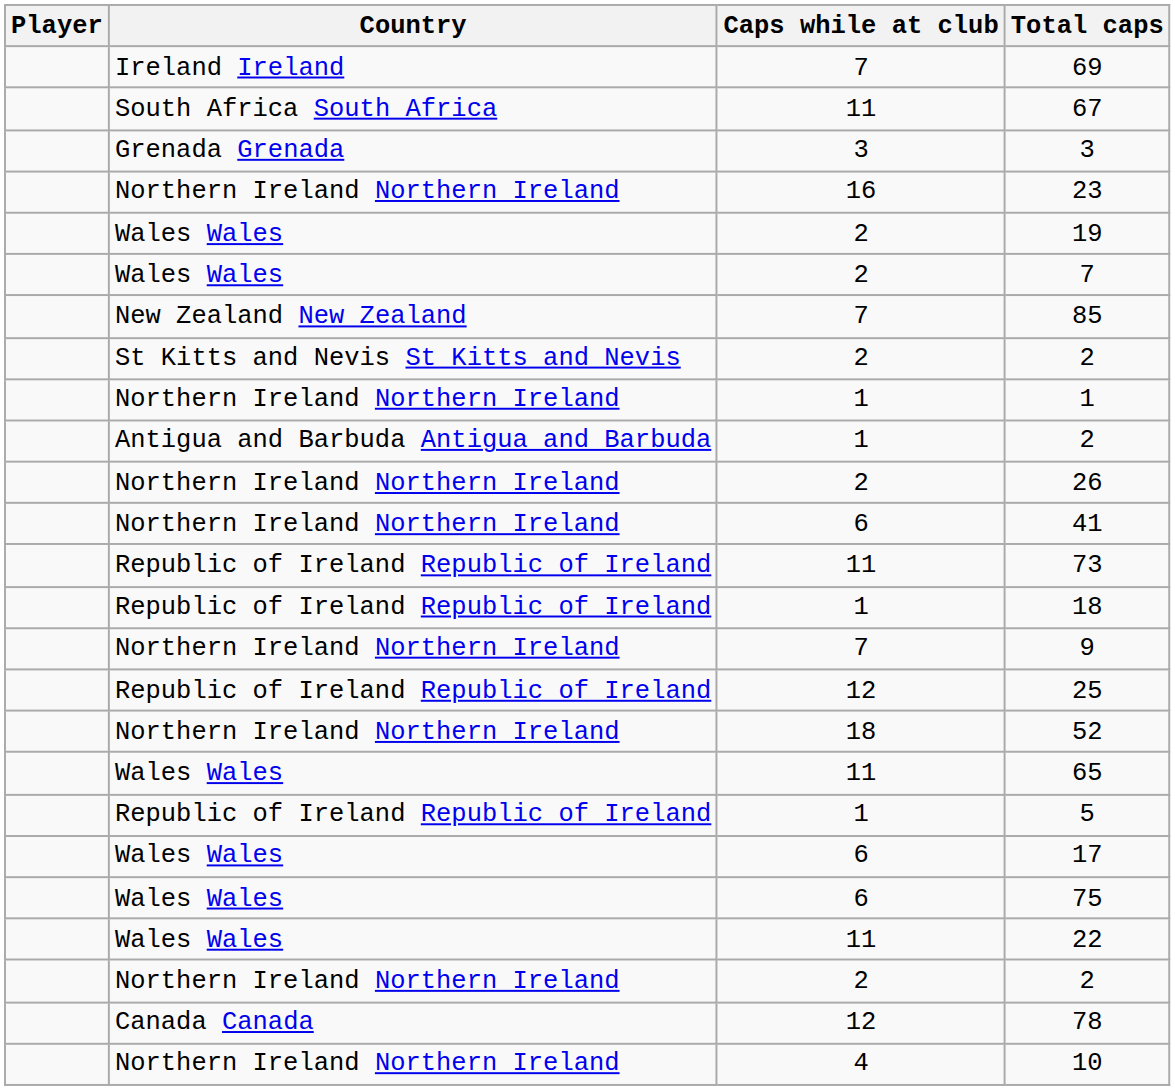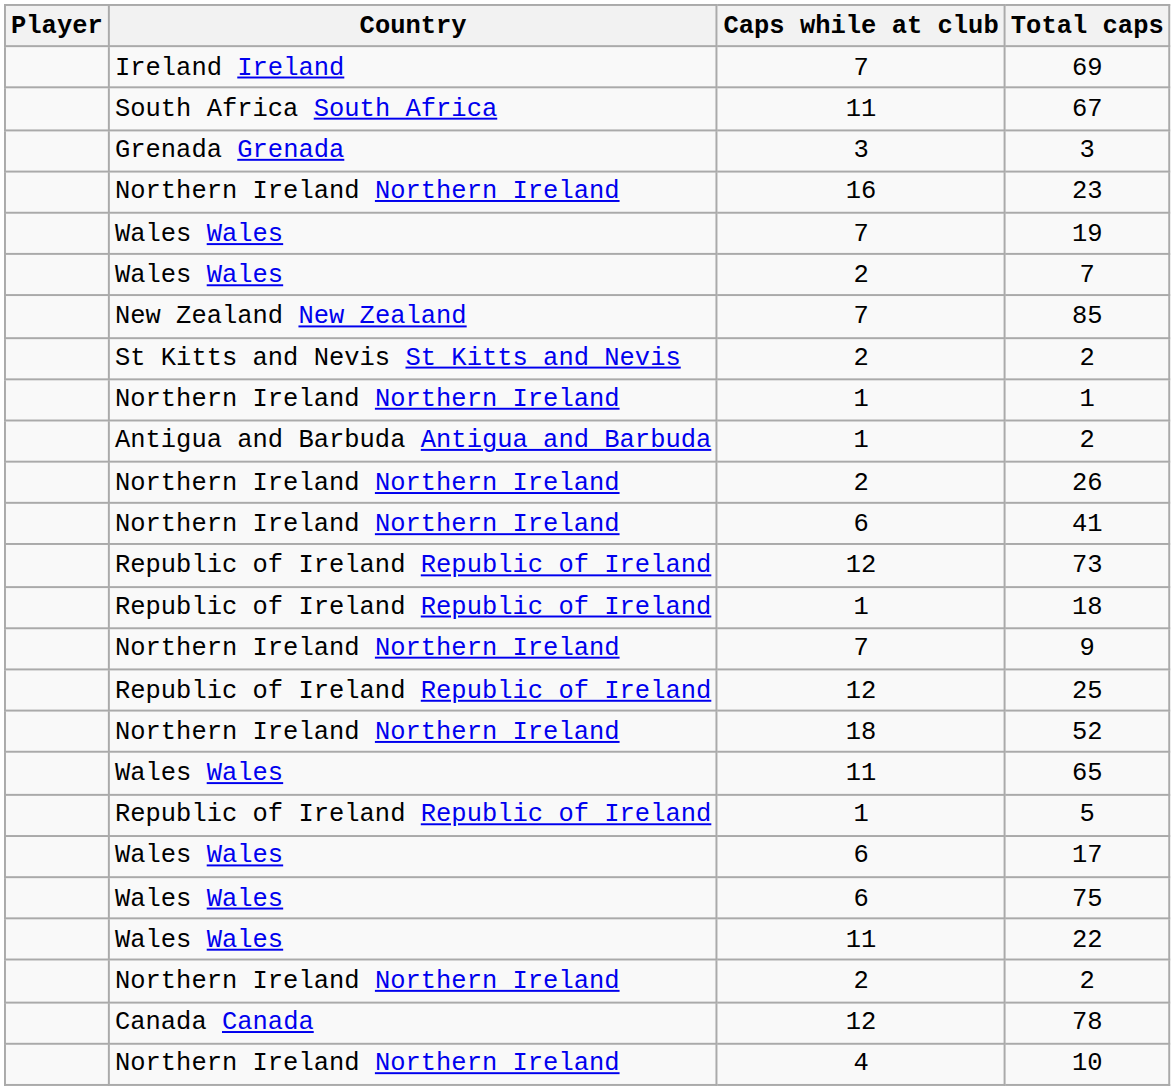(861, 233) 2 -> (861, 233) 7
(861, 566) 11 -> (861, 566) 12
